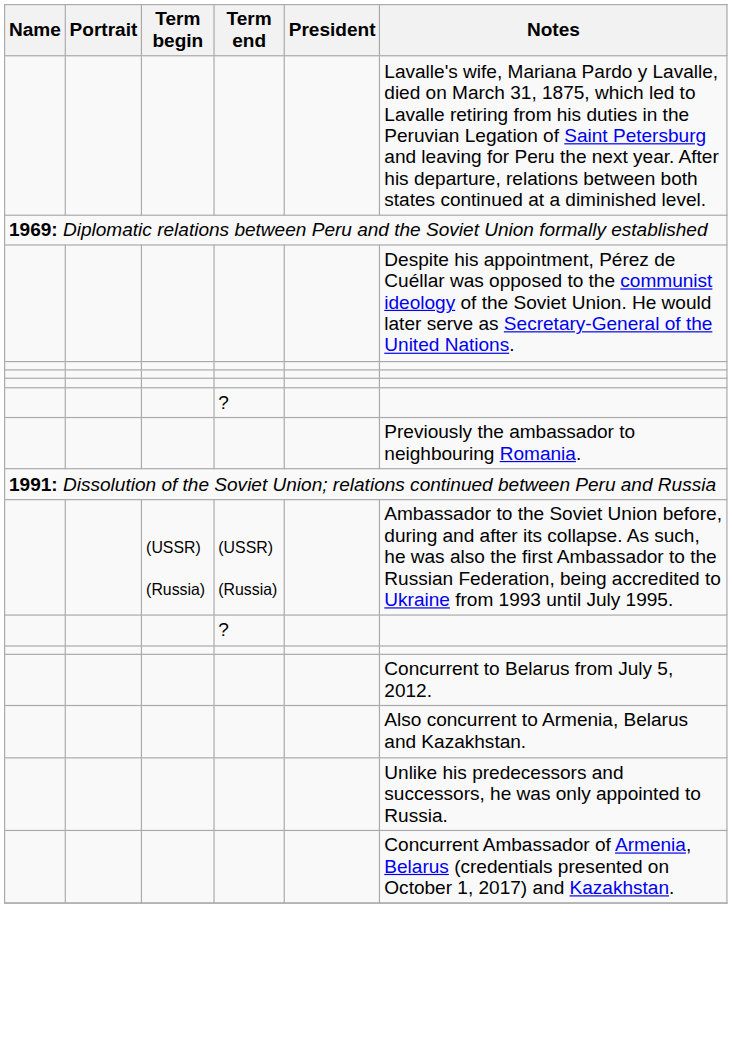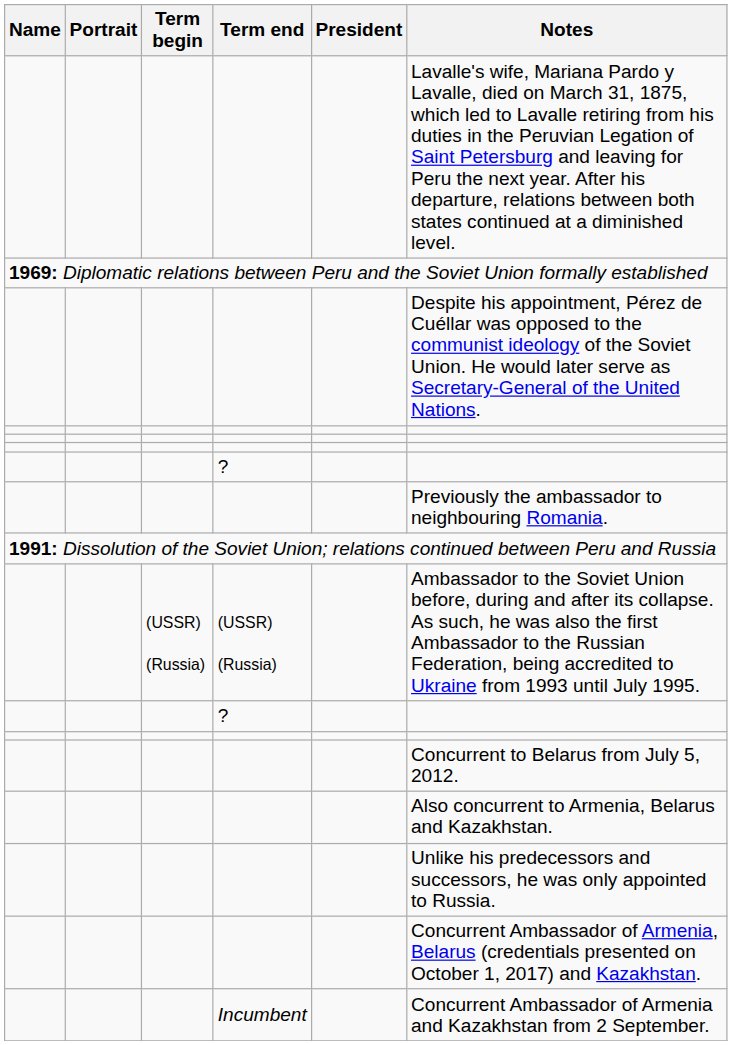+ row: (178, 1015)
